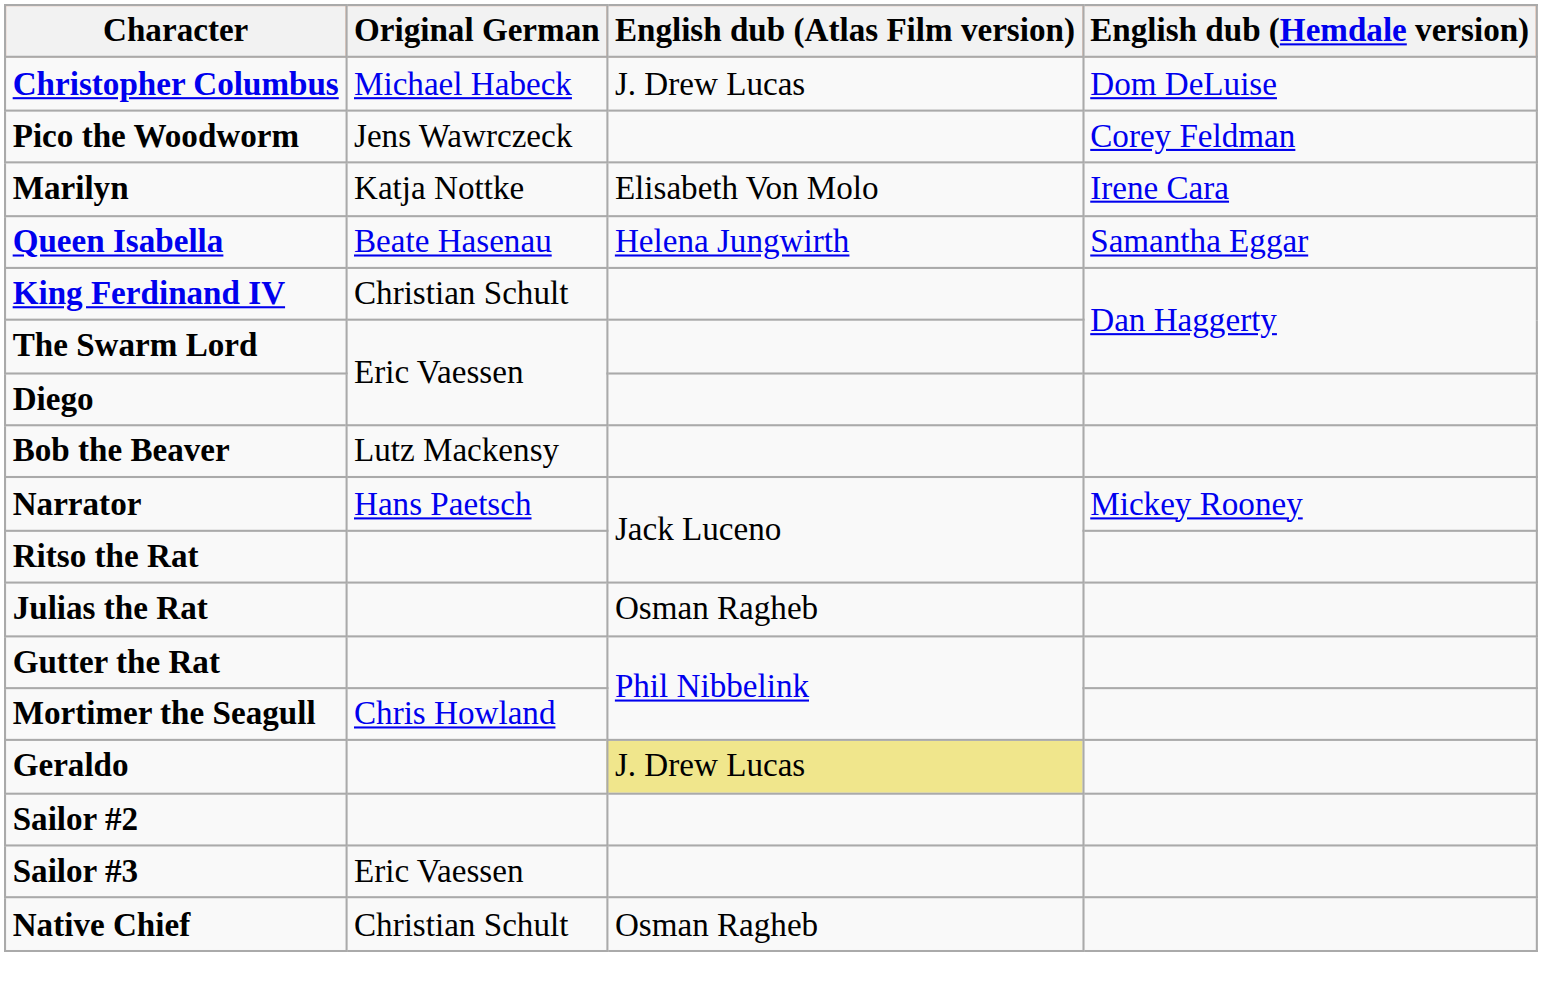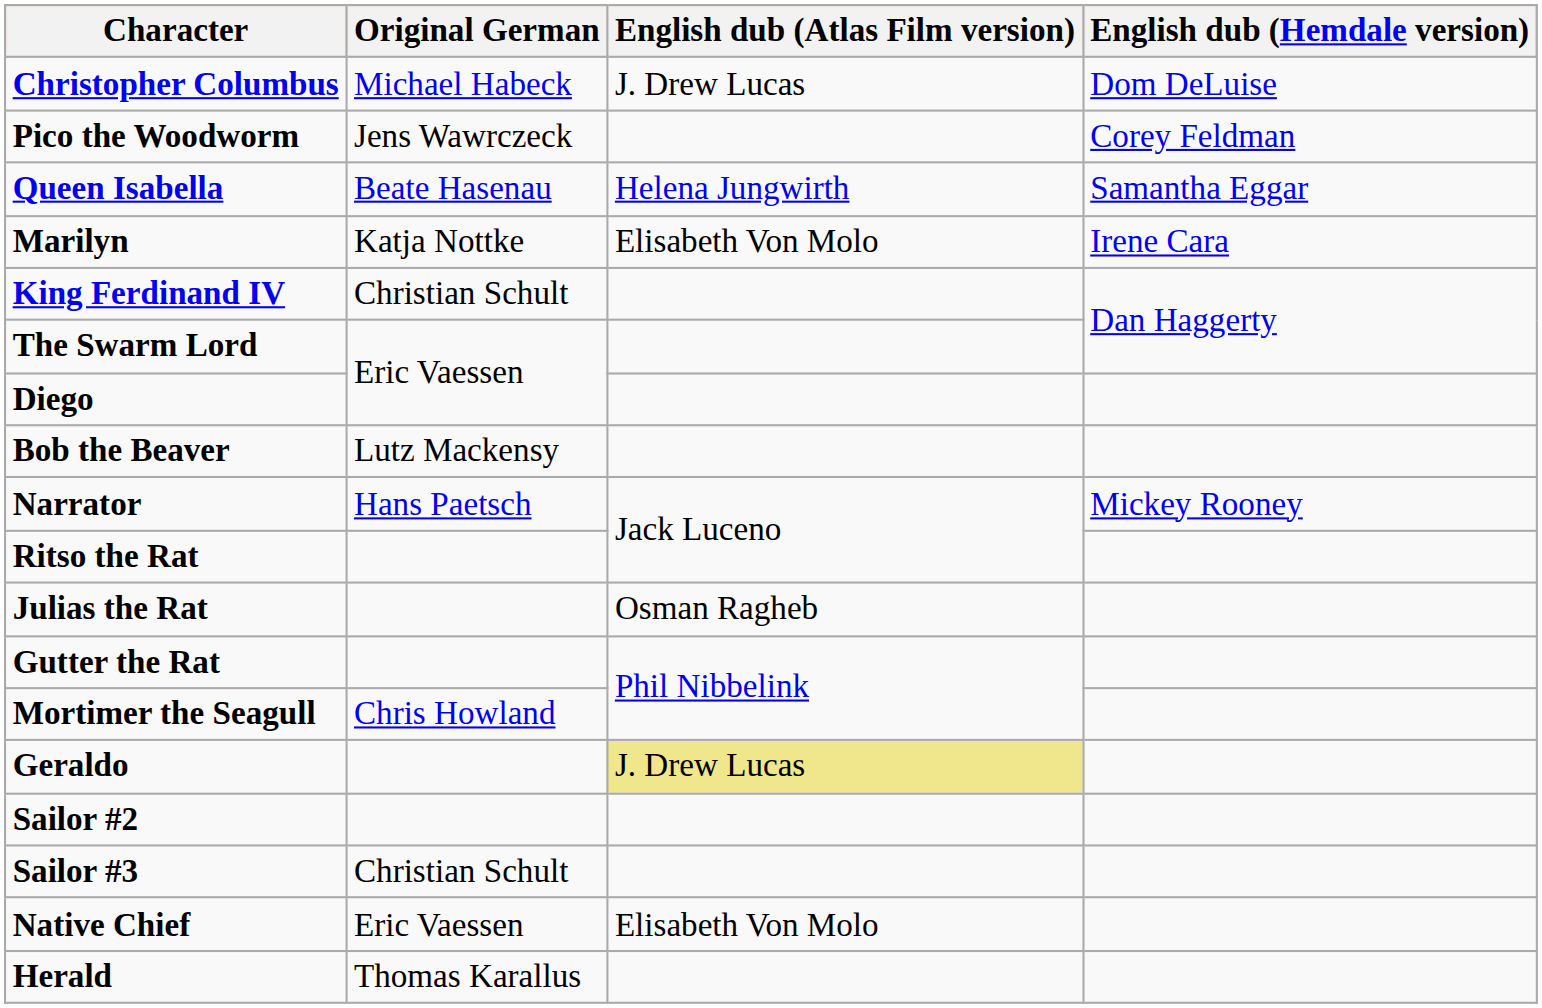rows swapped: (71, 188) <-> (118, 240)
(439, 871) Eric Vaessen -> (461, 871) Christian Schult
(461, 923) Christian Schult -> (439, 923) Eric Vaessen
(717, 923) Osman Ragheb -> (747, 923) Elisabeth Von Molo
+ row: (62, 976)
